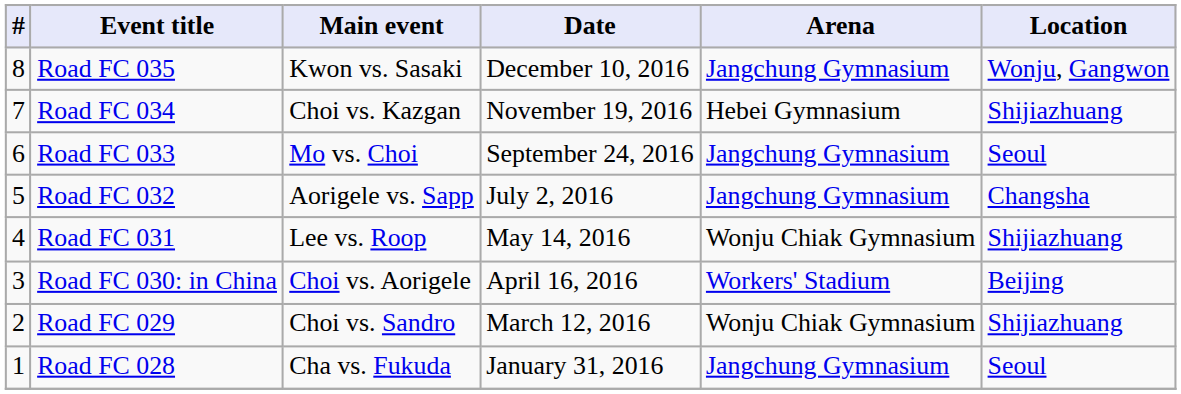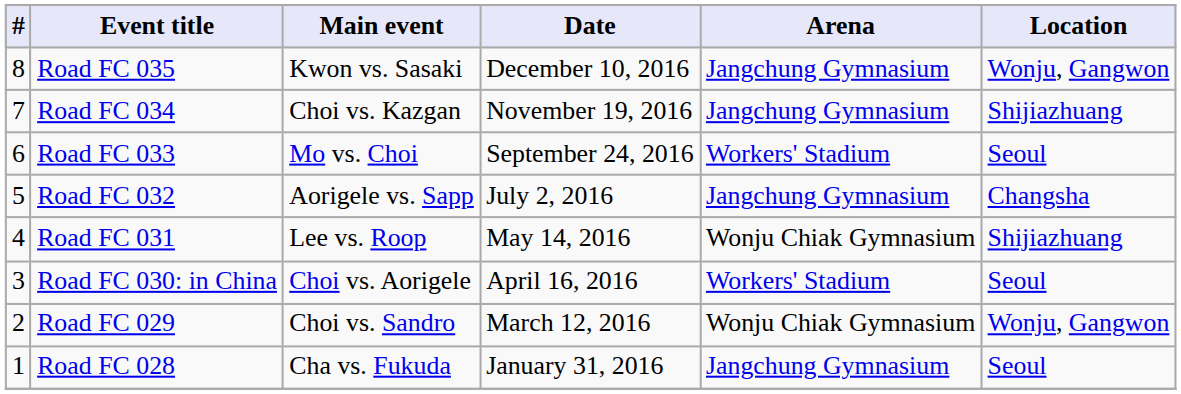(803, 110) Hebei Gymnasium -> (828, 110) Jangchung Gymnasium
(828, 153) Jangchung Gymnasium -> (798, 153) Workers' Stadium
(1026, 281) Beijing -> (1017, 281) Seoul
(1055, 323) Shijiazhuang -> (1078, 323) Wonju, Gangwon
